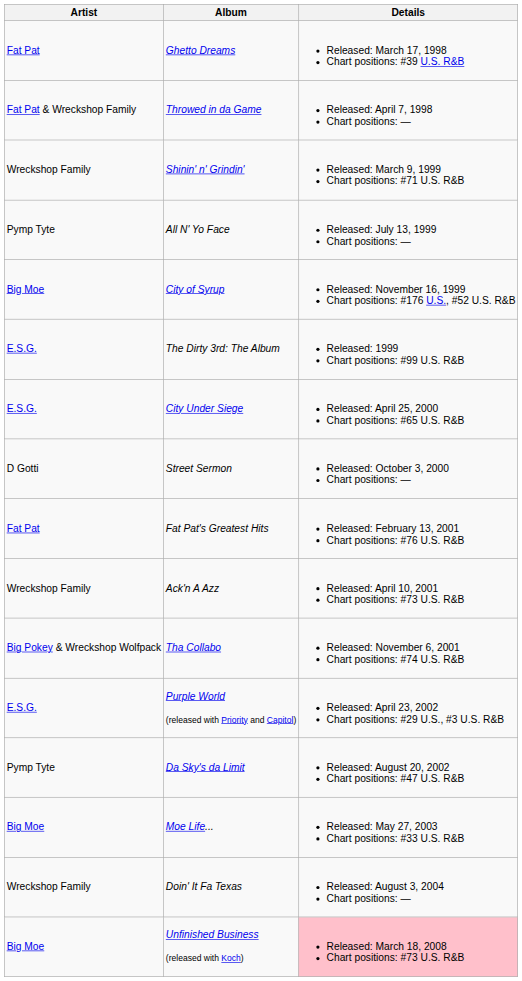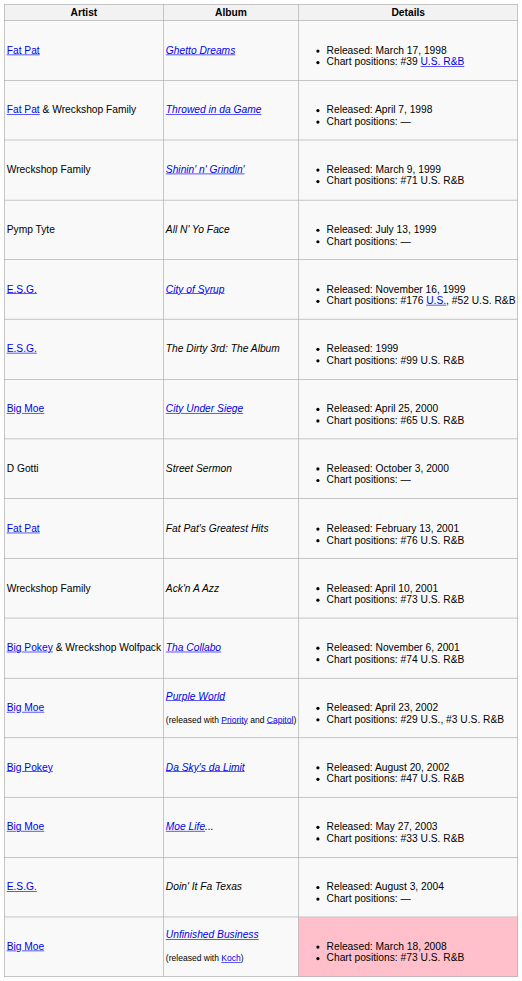(25, 289) Big Moe -> (22, 289) E.S.G.
(22, 409) E.S.G. -> (25, 409) Big Moe
(22, 707) E.S.G. -> (25, 707) Big Moe
(31, 767) Pymp Tyte -> (30, 767) Big Pokey
(49, 887) Wreckshop Family -> (22, 887) E.S.G.
